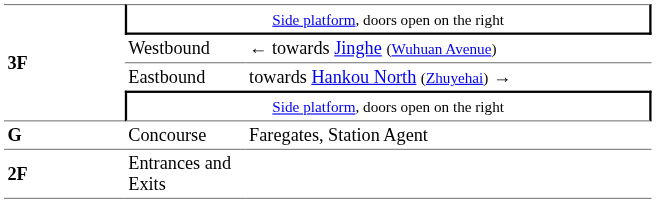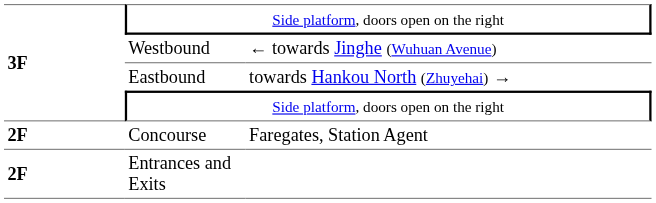(15, 135) G -> (18, 135) 2F
